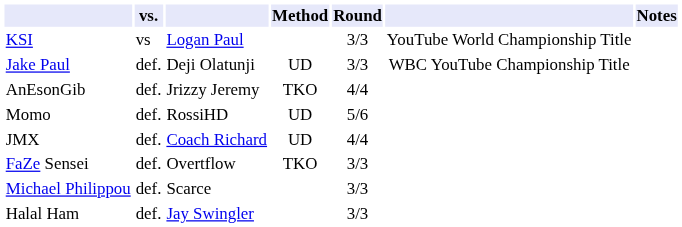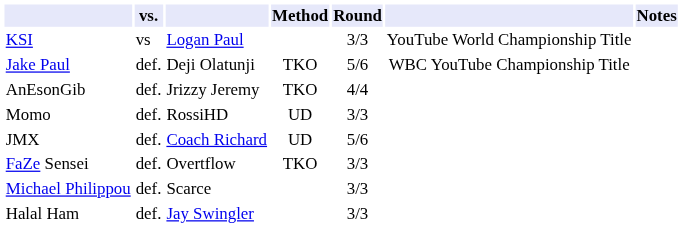(300, 65) UD -> (300, 65) TKO
(358, 65) 3/3 -> (358, 65) 5/6
(358, 114) 5/6 -> (358, 114) 3/3
(358, 139) 4/4 -> (358, 139) 5/6
